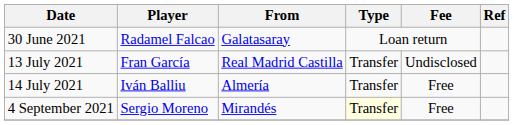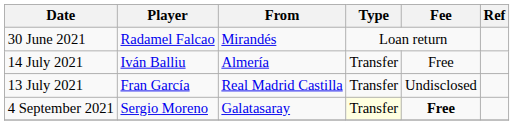(256, 39) Galatasaray -> (249, 39) Mirandés
rows swapped: (45, 62) <-> (45, 85)
(249, 108) Mirandés -> (256, 108) Galatasaray
(441, 108) normal -> (441, 108) bold
